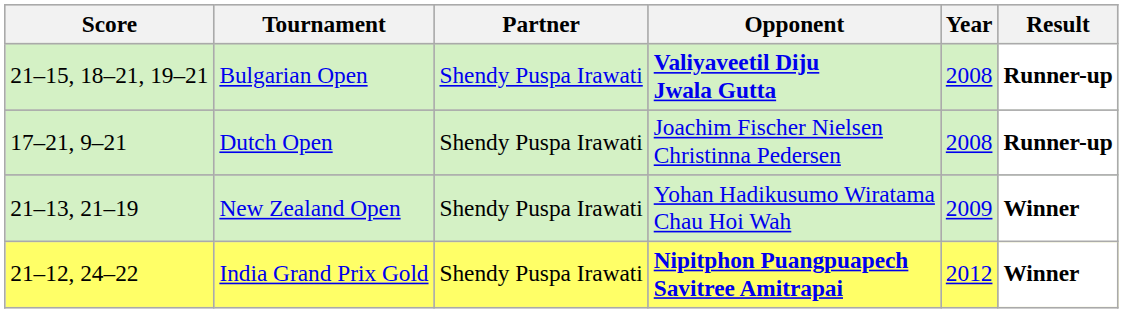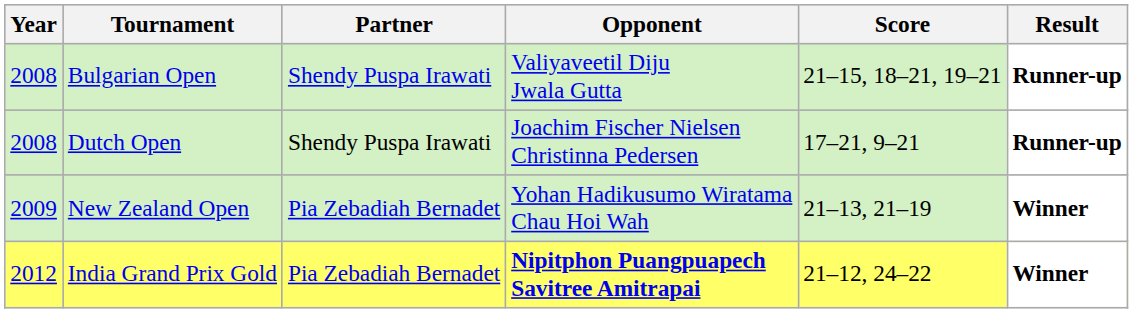columns swapped: (969, 24) <-> (109, 24)
(737, 76) bold -> (591, 76) normal
(541, 208) Shendy Puspa Irawati -> (394, 208) Pia Zebadiah Bernadet
(541, 274) Shendy Puspa Irawati -> (394, 274) Pia Zebadiah Bernadet
